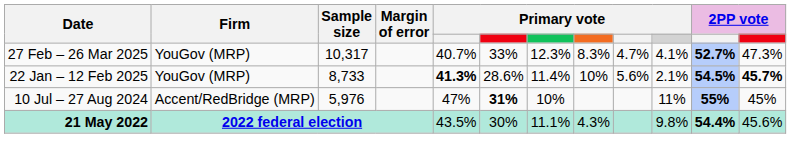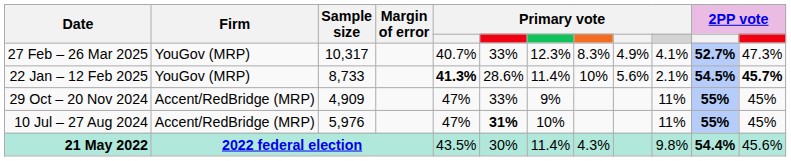(633, 55) 4.7% -> (633, 55) 4.9%
+ row: (79, 100)
(550, 122) 11.1% -> (550, 145) 11.4%
